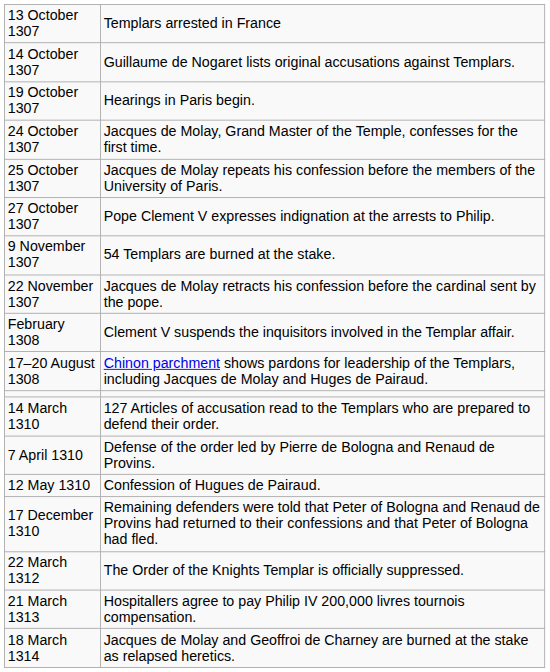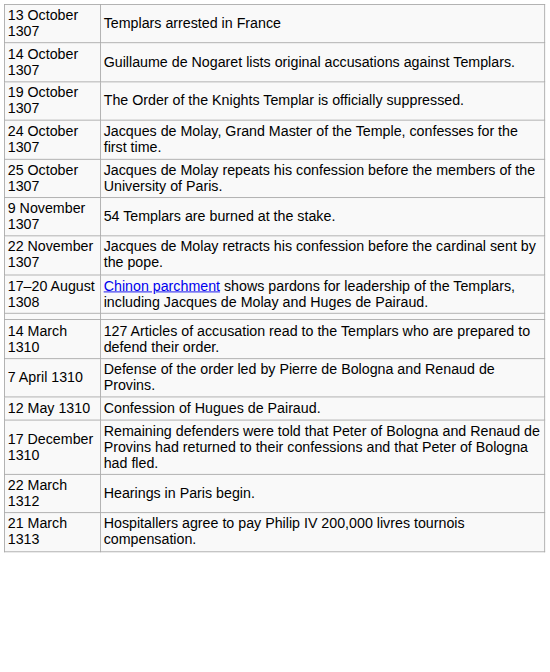(179, 101) Hearings in Paris begin. -> (284, 101) The Order of the Knights Templar is officially suppressed.
- row: (43, 216)
- row: (36, 332)
(284, 570) The Order of the Knights Templar is officially suppressed. -> (179, 493) Hearings in Paris begin.
- row: (37, 648)
